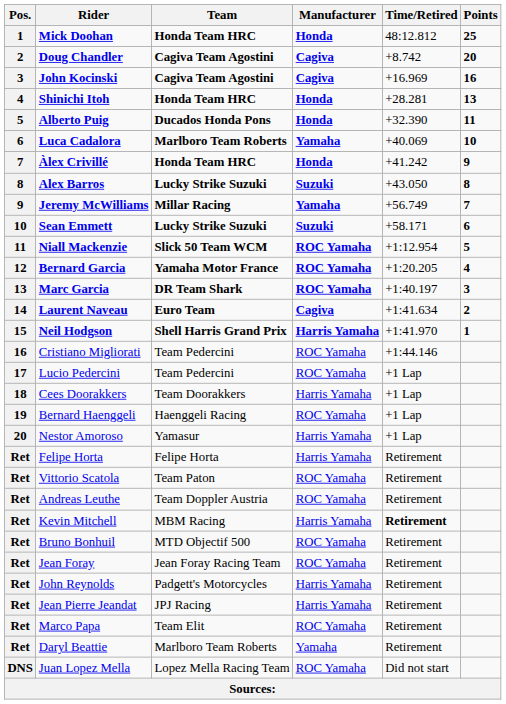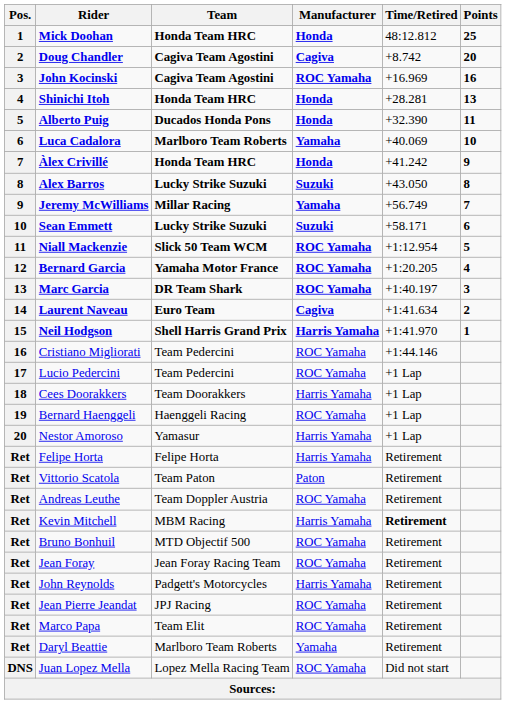(315, 78) Cagiva -> (334, 78) ROC Yamaha
(331, 478) ROC Yamaha -> (310, 478) Paton
(334, 604) Harris Yamaha -> (331, 604) ROC Yamaha
